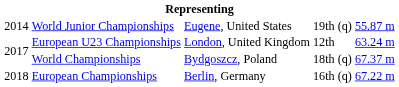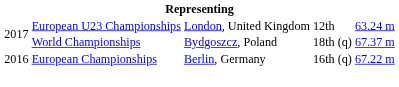- row: (103, 25)
(16, 76) 2018 -> (16, 59) 2016
